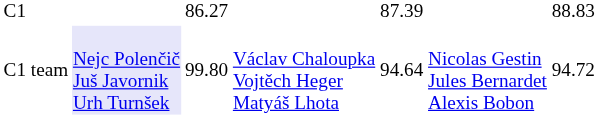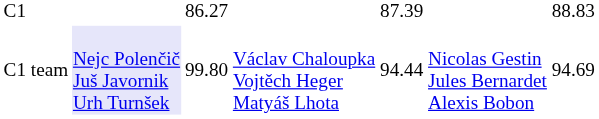(402, 70) 94.64 -> (402, 70) 94.44
(573, 70) 94.72 -> (573, 70) 94.69
